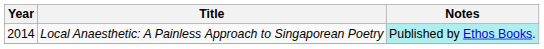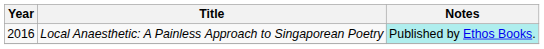(21, 33) 2014 -> (21, 33) 2016
